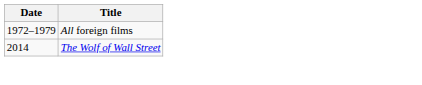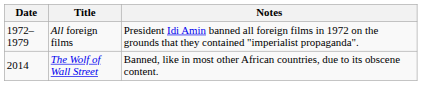+ column: (269, 13)
